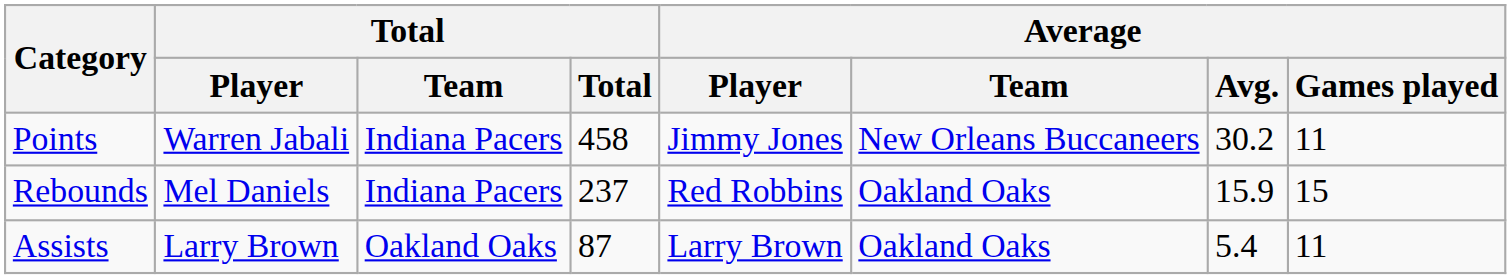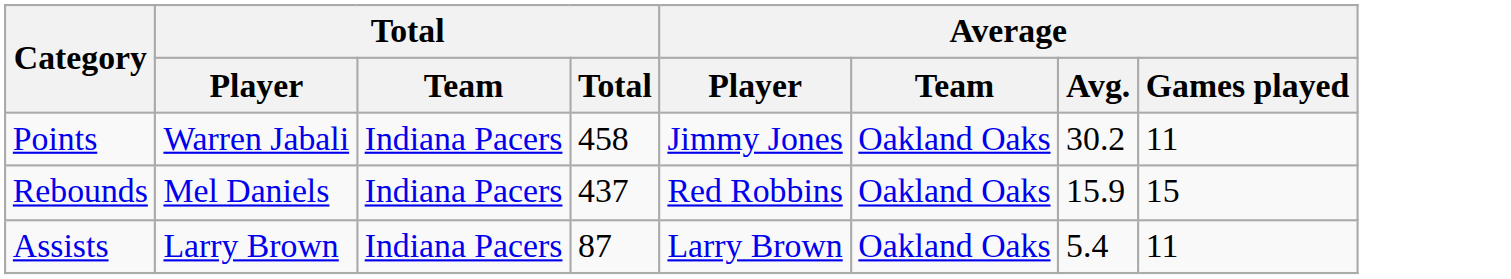(1029, 138) New Orleans Buccaneers -> (954, 138) Oakland Oaks
(603, 191) 237 -> (603, 191) 437
(461, 245) Oakland Oaks -> (464, 245) Indiana Pacers
